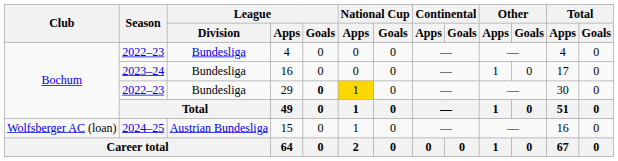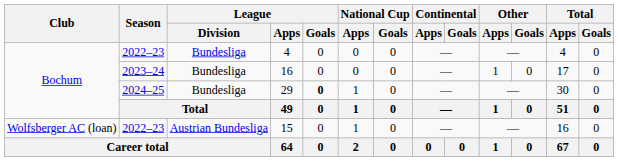(143, 90) 2022–23 -> (143, 90) 2024–25
(356, 90) gold background -> (356, 90) no background
(143, 128) 2024–25 -> (143, 128) 2022–23
